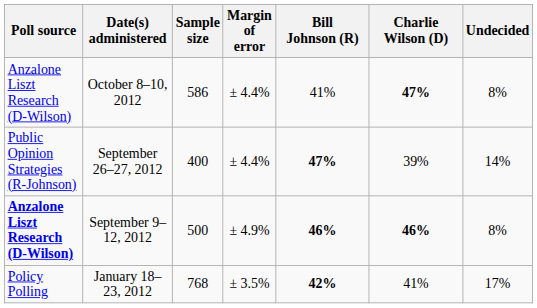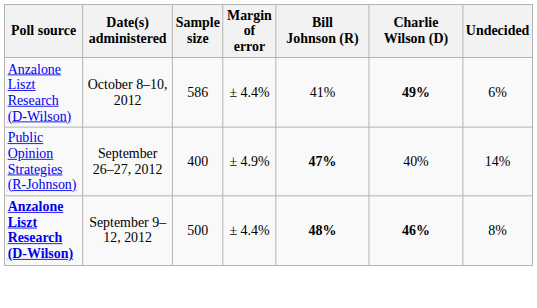(416, 92) 47% -> (416, 92) 49%
(498, 92) 8% -> (498, 92) 6%
(249, 161) ± 4.4% -> (249, 161) ± 4.9%
(416, 161) 39% -> (416, 161) 40%
(249, 230) ± 4.9% -> (249, 230) ± 4.4%
(323, 230) 46% -> (323, 230) 48%
- row: (128, 283)
